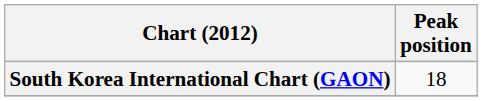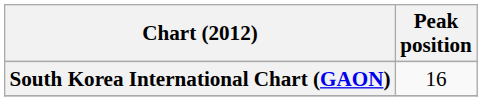(436, 78) 18 -> (436, 78) 16
